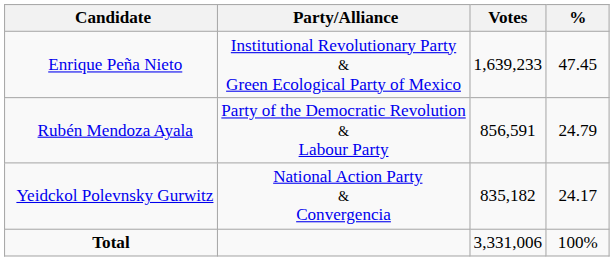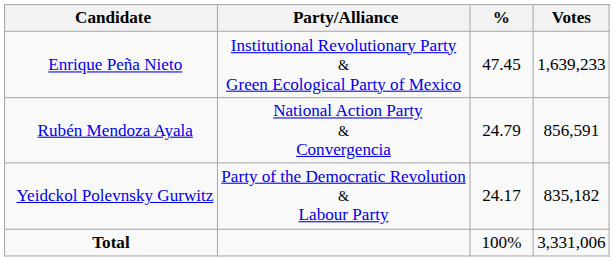columns swapped: (508, 18) <-> (578, 18)
(344, 130) Party of the Democratic Revolution & Labour Party -> (344, 130) National Action Party & Convergencia
(344, 195) National Action Party & Convergencia -> (344, 195) Party of the Democratic Revolution & Labour Party
